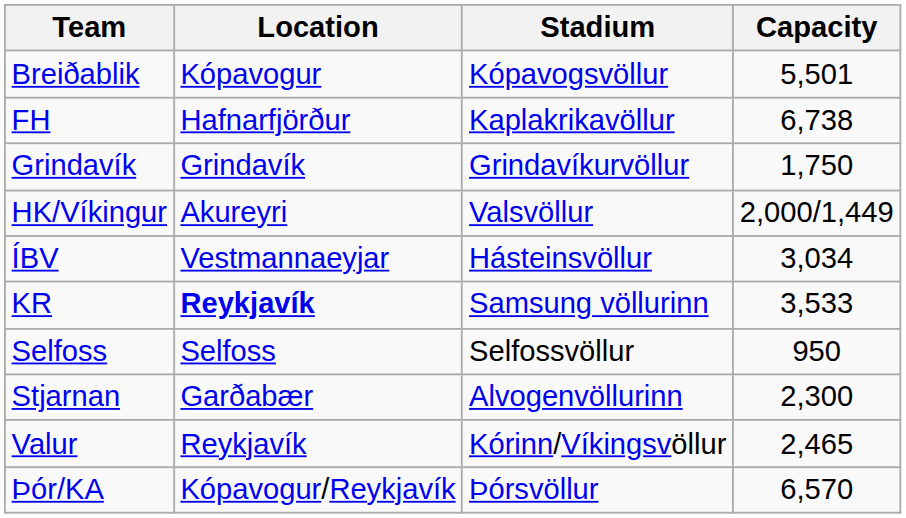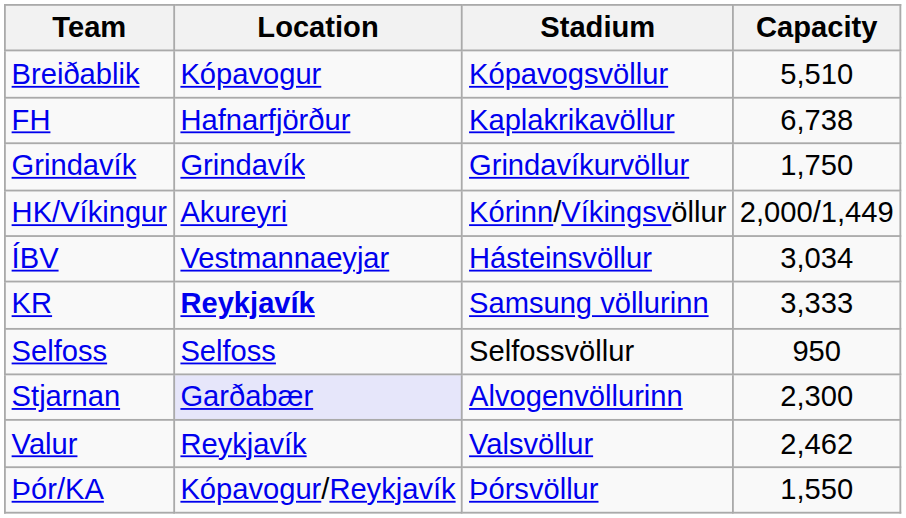(817, 73) 5,501 -> (817, 73) 5,510
(531, 212) Valsvöllur -> (598, 212) Kórinn/Víkingsvöllur
(817, 304) 3,533 -> (817, 304) 3,333
(247, 397) no background -> (247, 397) lavender background
(598, 443) Kórinn/Víkingsvöllur -> (531, 443) Valsvöllur
(817, 443) 2,465 -> (817, 443) 2,462
(817, 489) 6,570 -> (817, 489) 1,550
